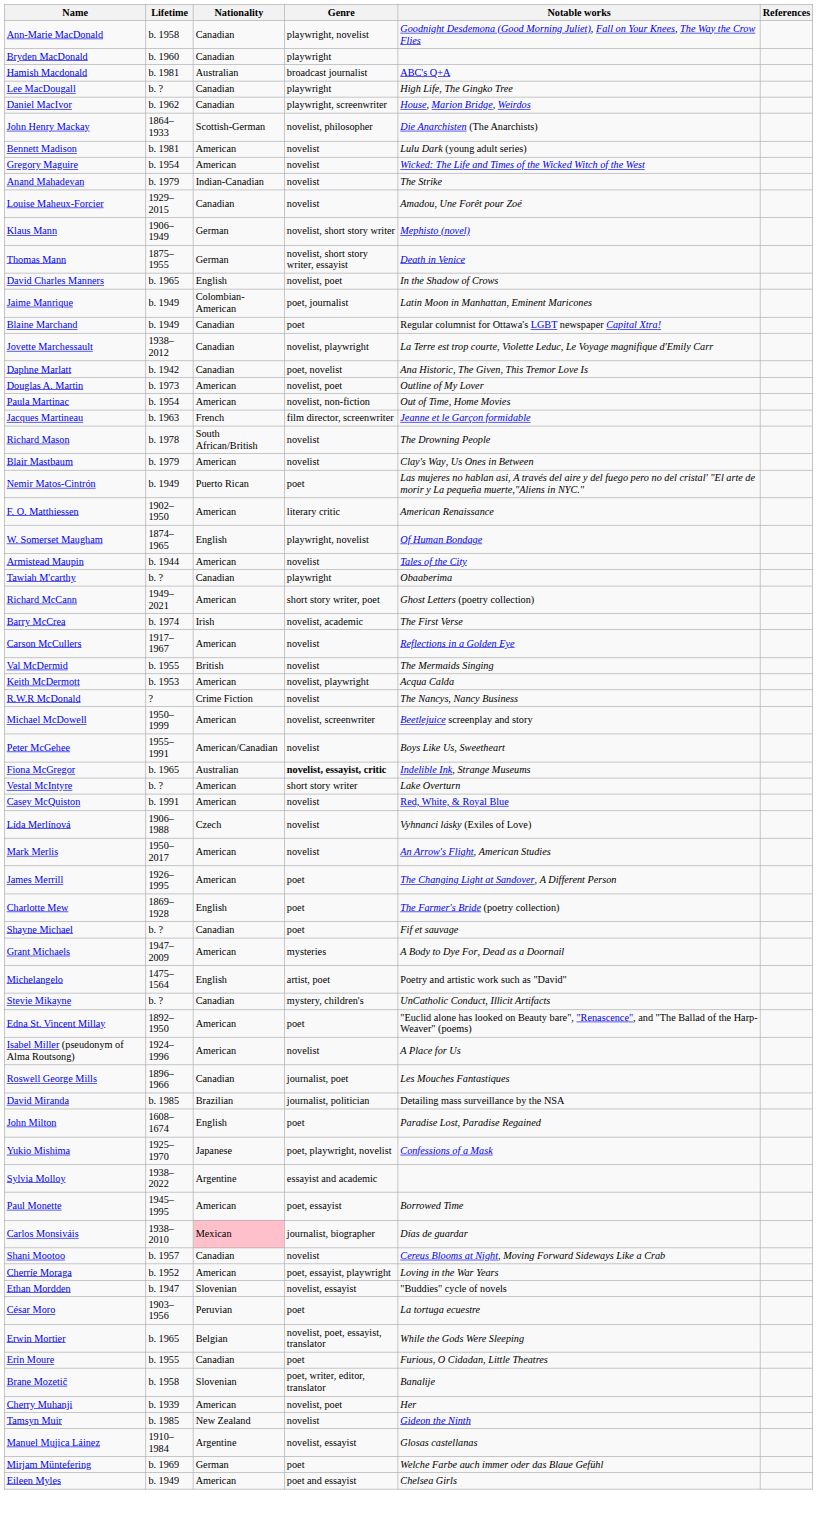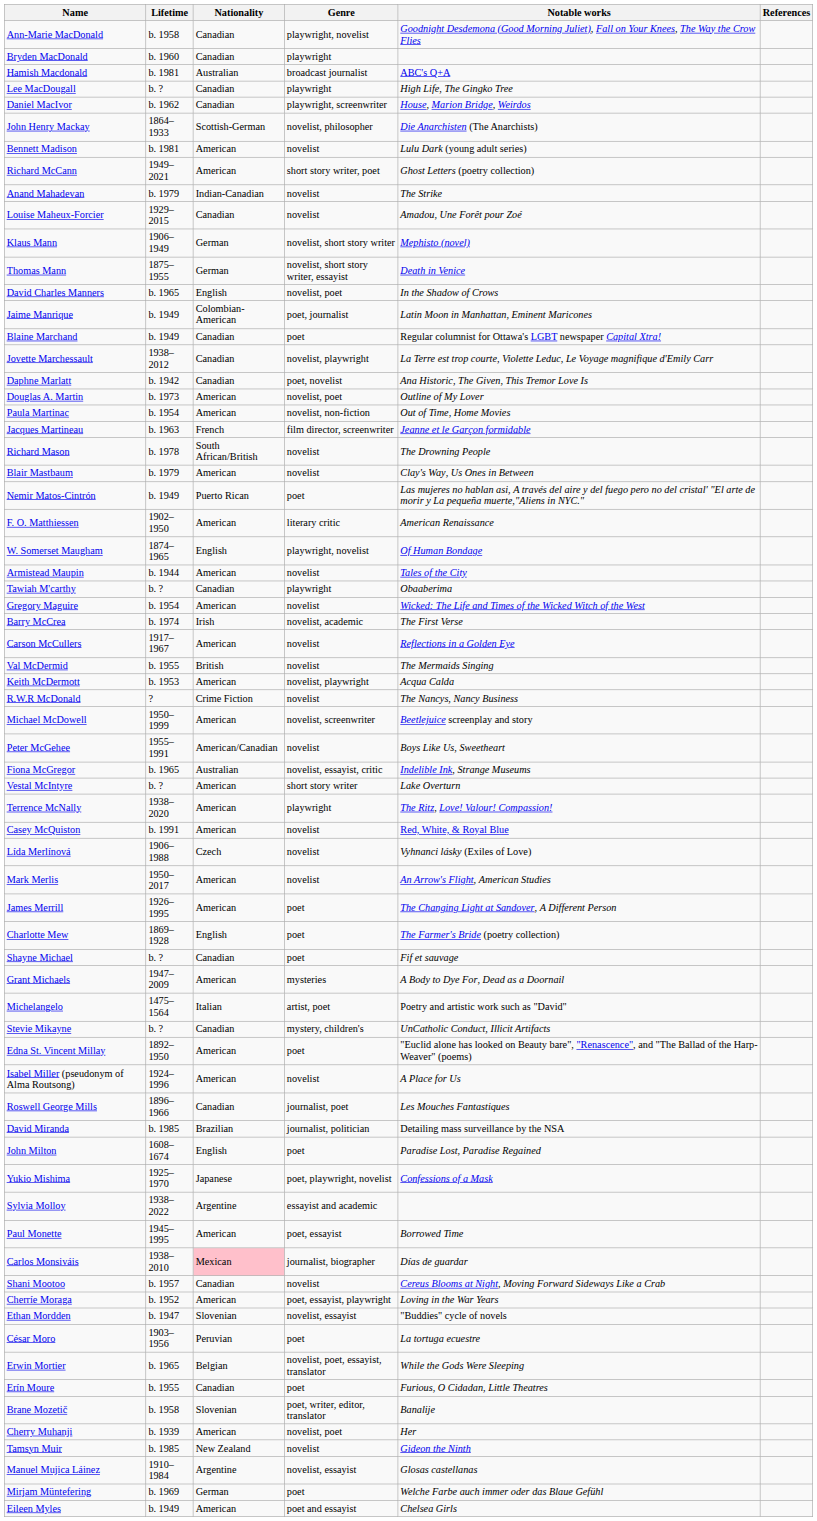rows swapped: (42, 165) <-> (42, 599)
(337, 770) bold -> (335, 770) normal
+ row: (44, 808)
(211, 979) English -> (209, 1007) Italian
